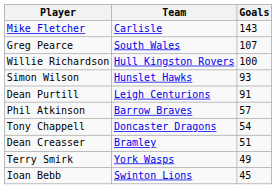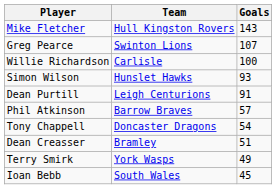(138, 29) Carlisle -> (174, 29) Hull Kingston Rovers
(147, 45) South Wales -> (153, 45) Swinton Lions
(174, 61) Hull Kingston Rovers -> (138, 61) Carlisle
(153, 176) Swinton Lions -> (147, 176) South Wales
